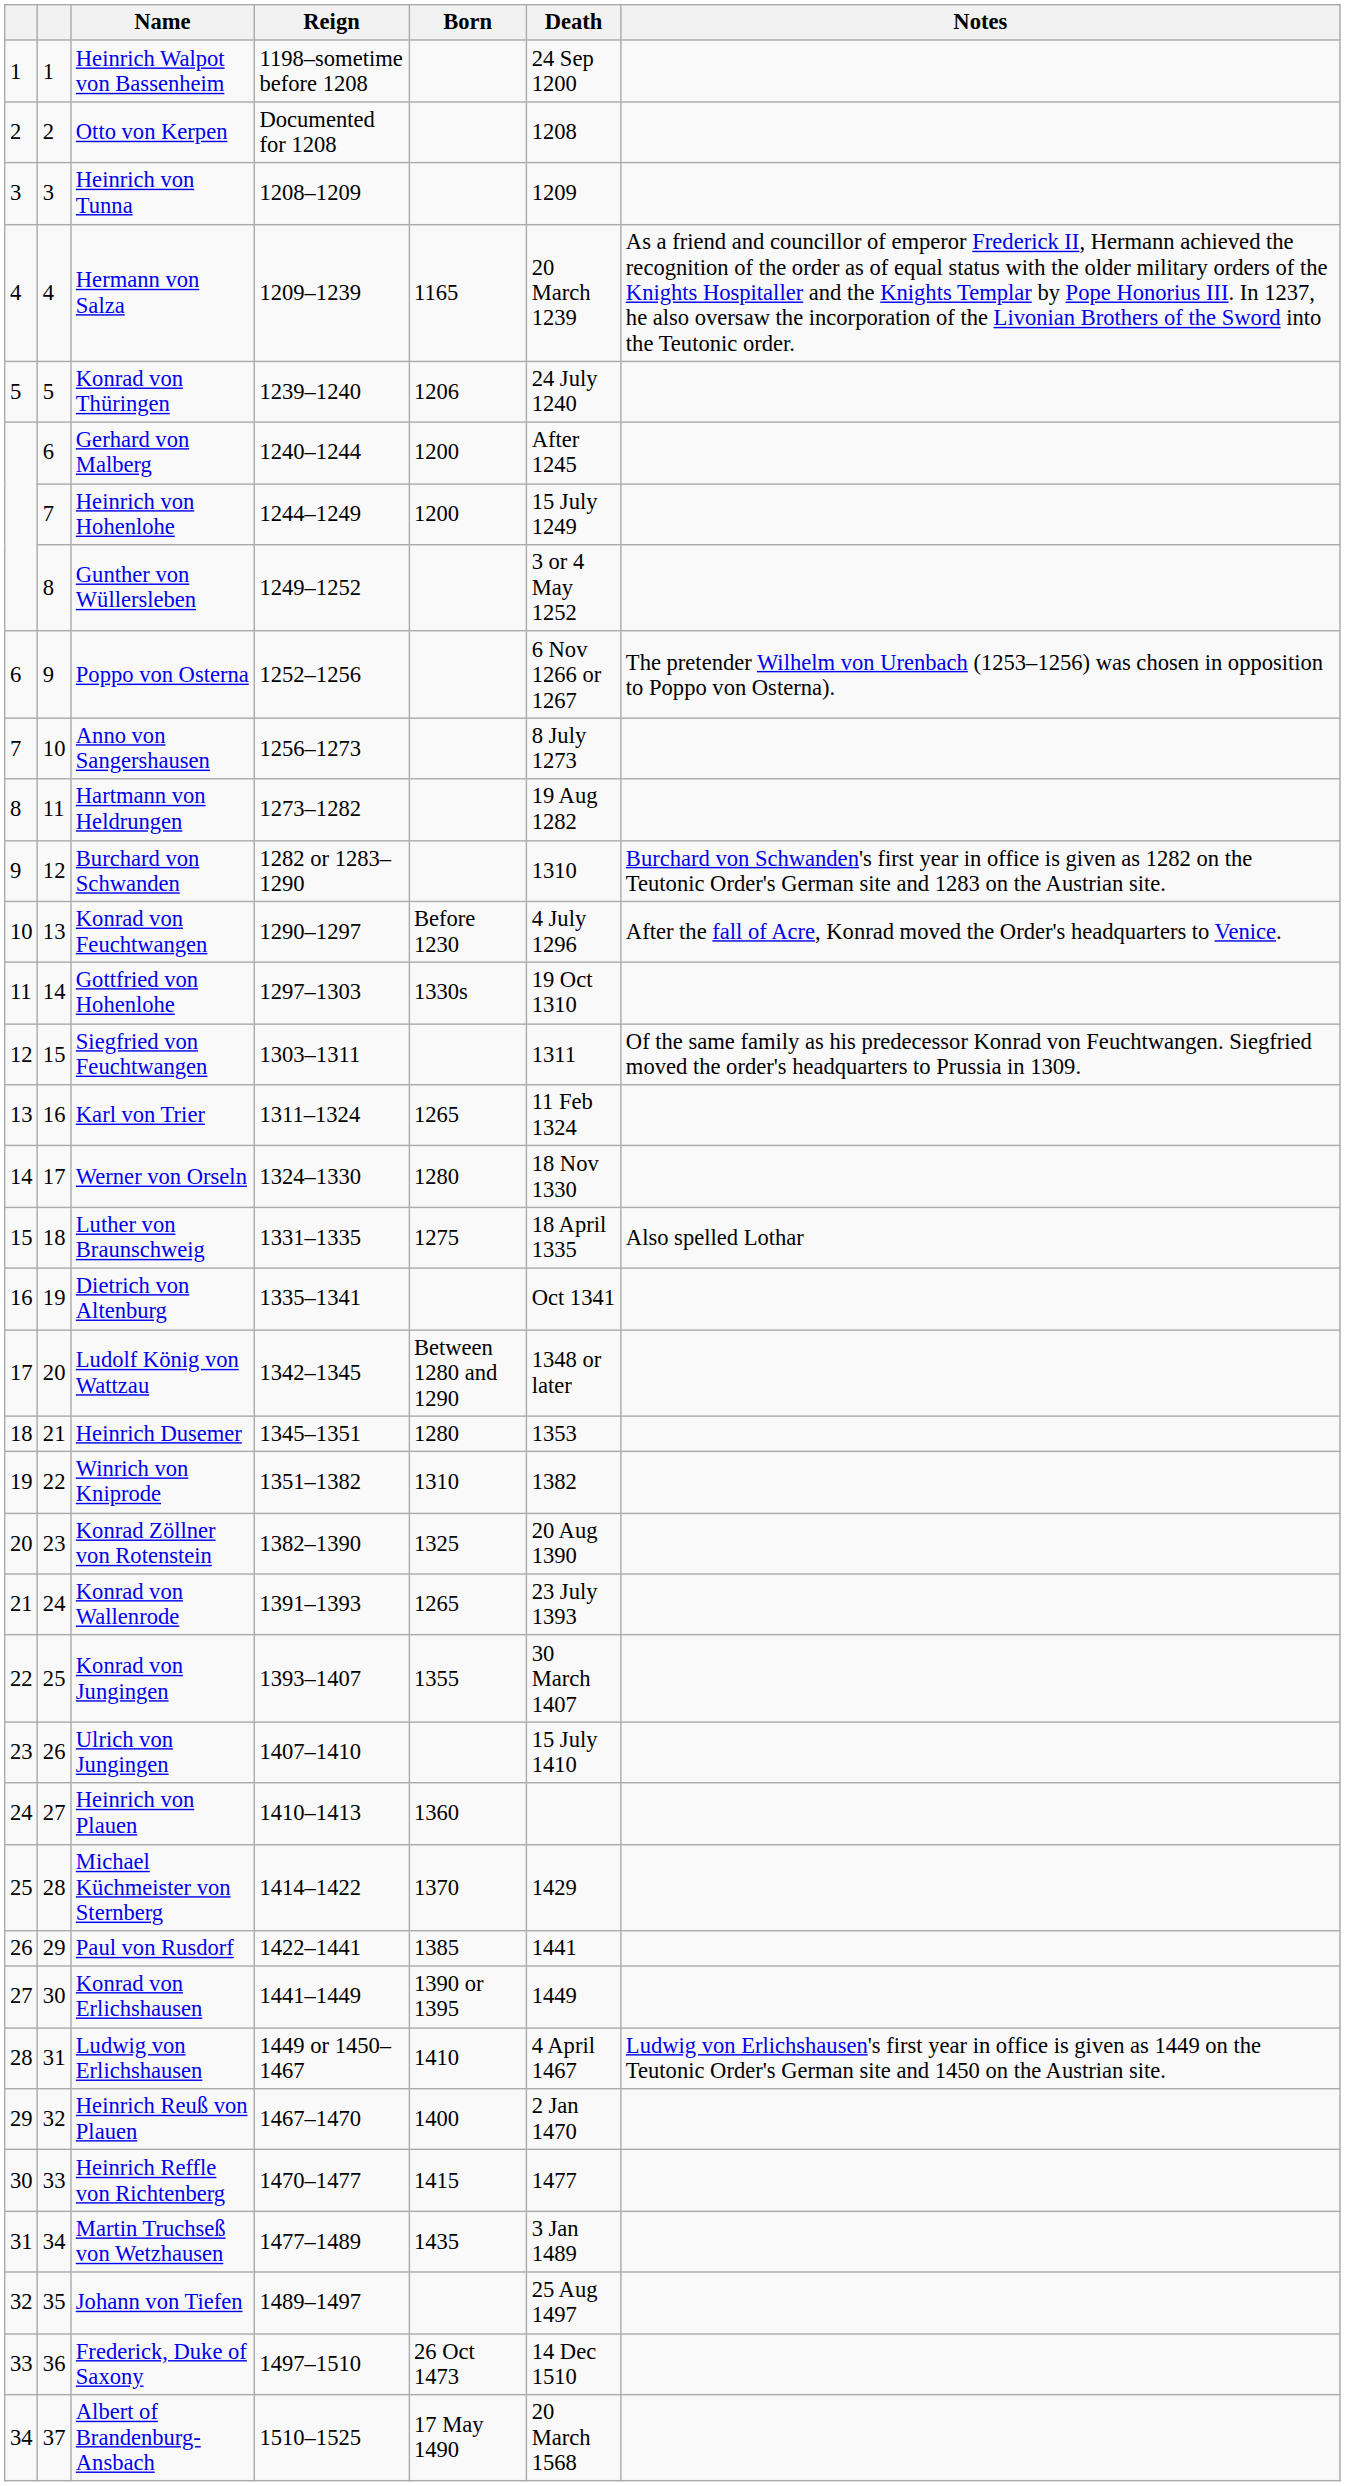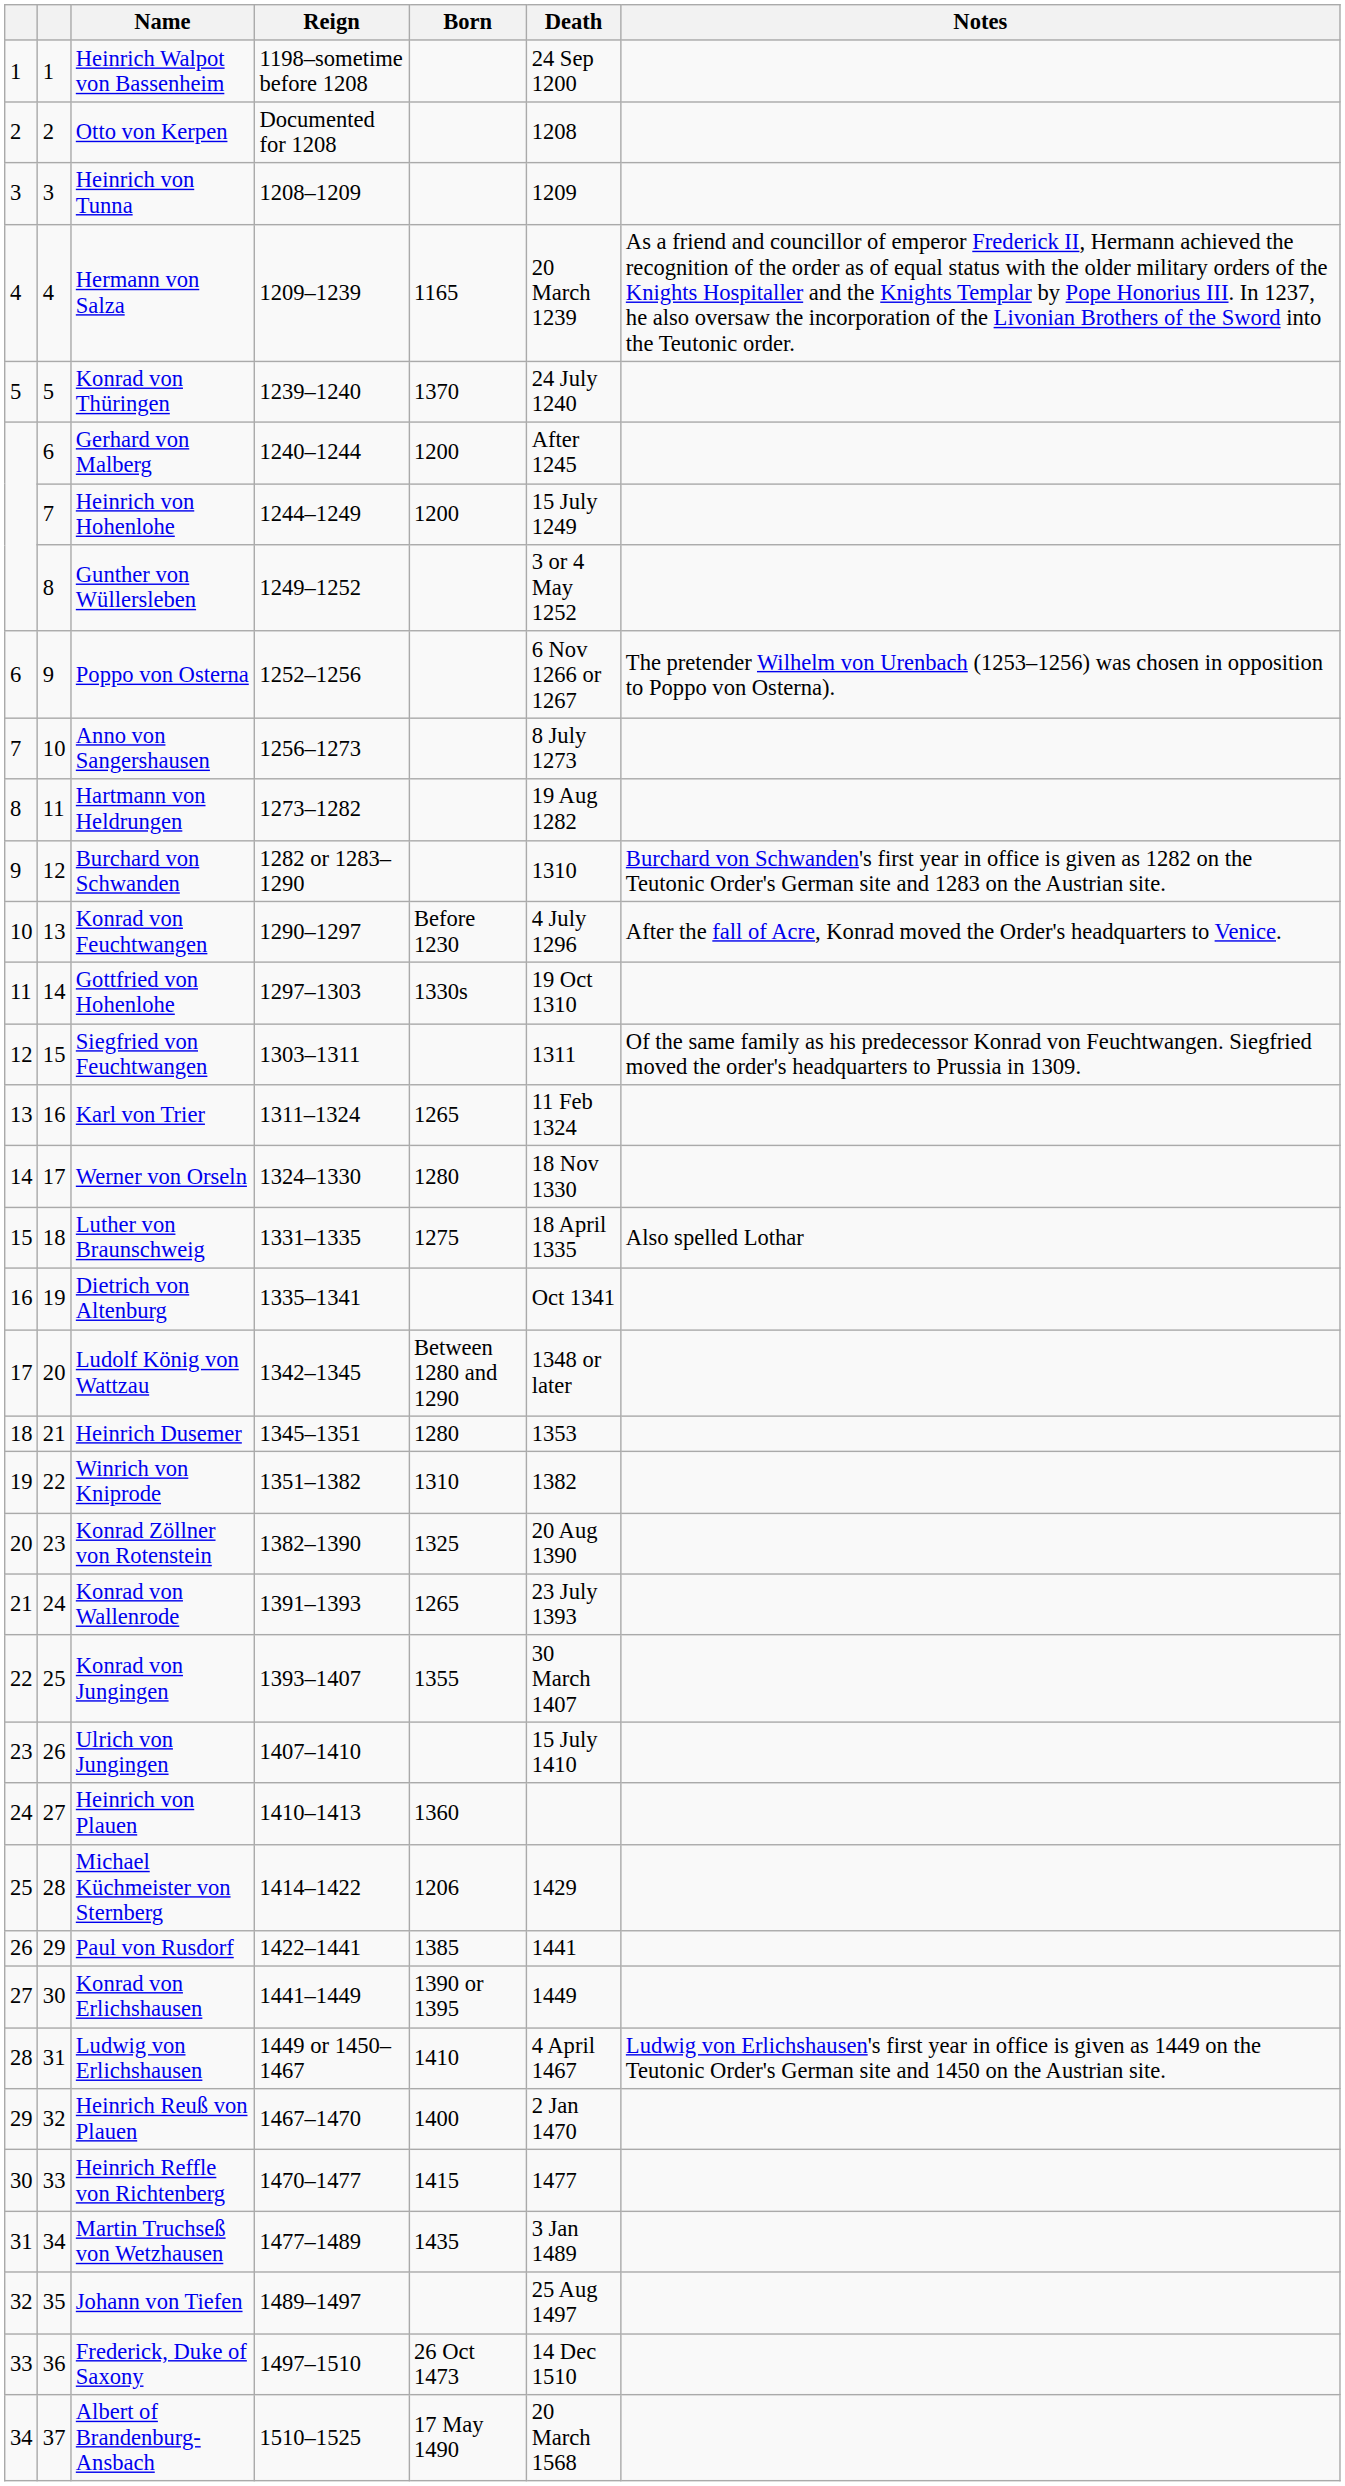(437, 391) 1206 -> (437, 391) 1370
(437, 1887) 1370 -> (437, 1887) 1206
